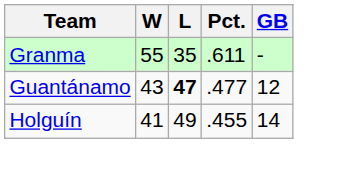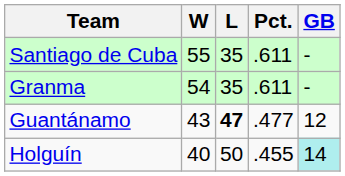+ row: (93, 54)
(152, 54) 55 -> (199, 87) 54
(152, 120) 41 -> (199, 154) 40
(185, 120) 49 -> (232, 154) 50
(268, 120) no background -> (315, 154) paleturquoise background
